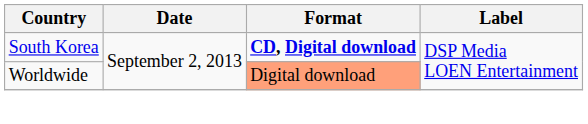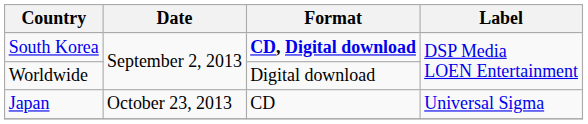(313, 75) lightsalmon background -> (313, 75) no background
+ row: (29, 103)
